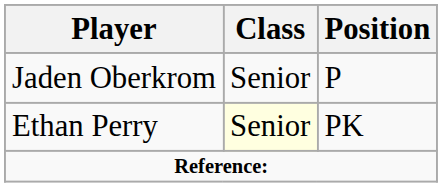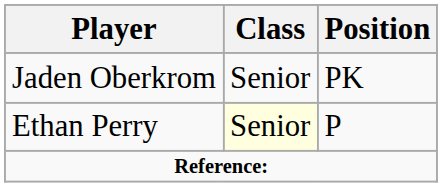(333, 77) P -> (344, 77) PK
(344, 126) PK -> (333, 126) P
